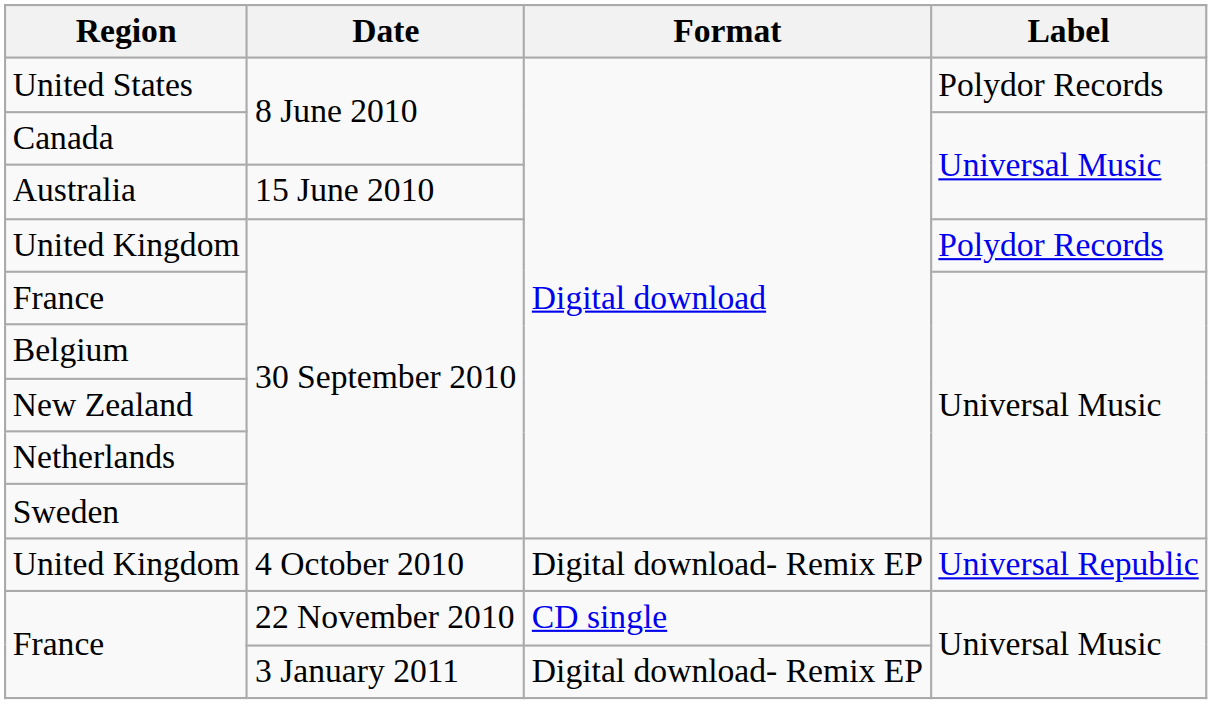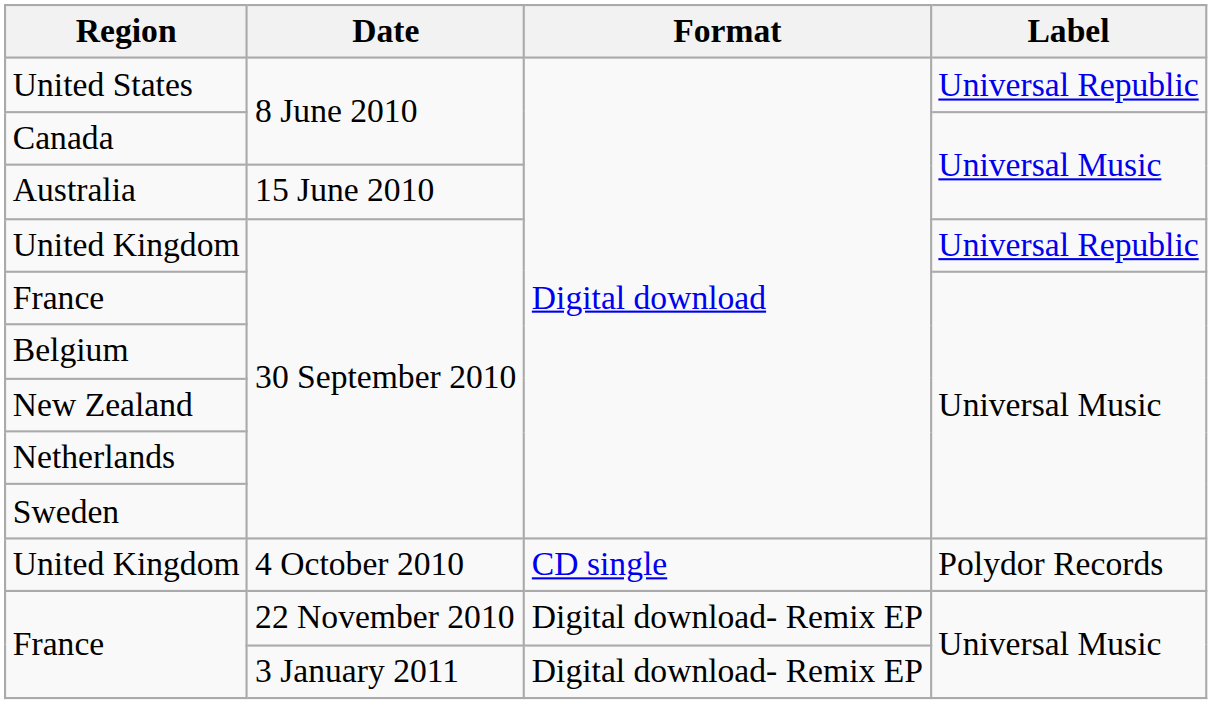(1051, 84) Polydor Records -> (1069, 84) Universal Republic
(1051, 244) Polydor Records -> (1069, 244) Universal Republic
(727, 564) Digital download- Remix EP -> (600, 564) CD single
(1069, 564) Universal Republic -> (1051, 564) Polydor Records
(600, 617) CD single -> (727, 617) Digital download- Remix EP
